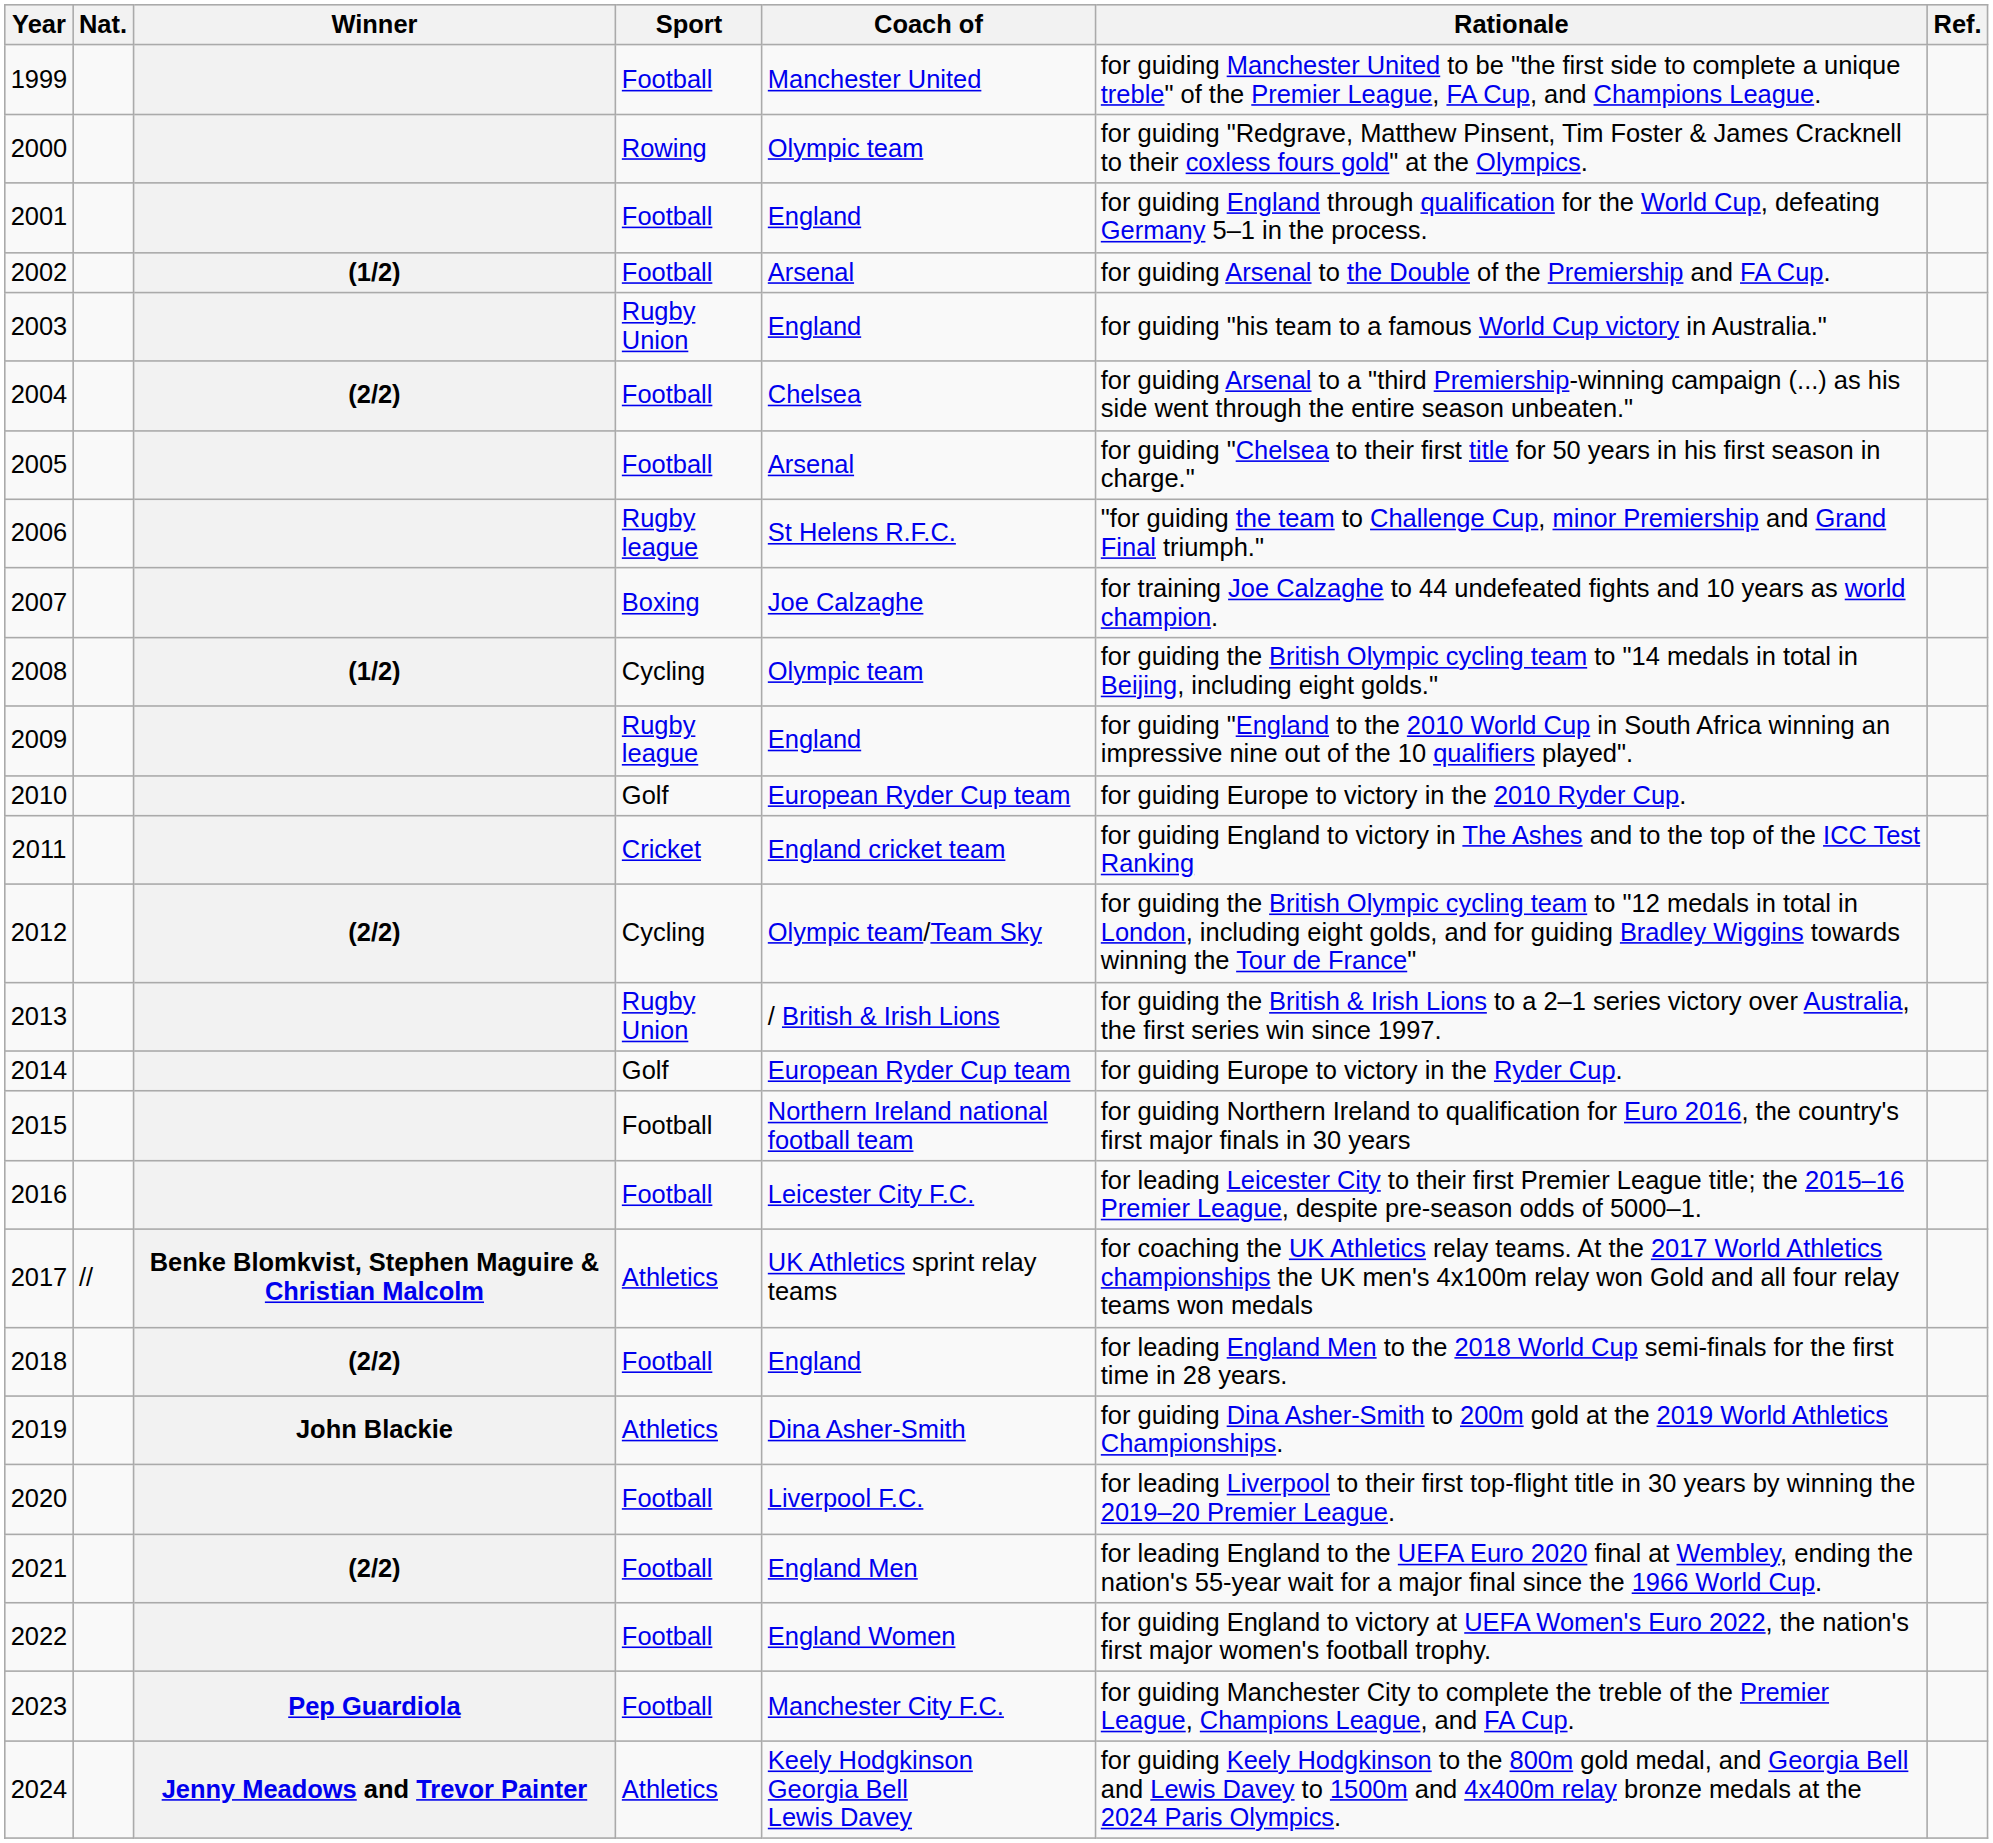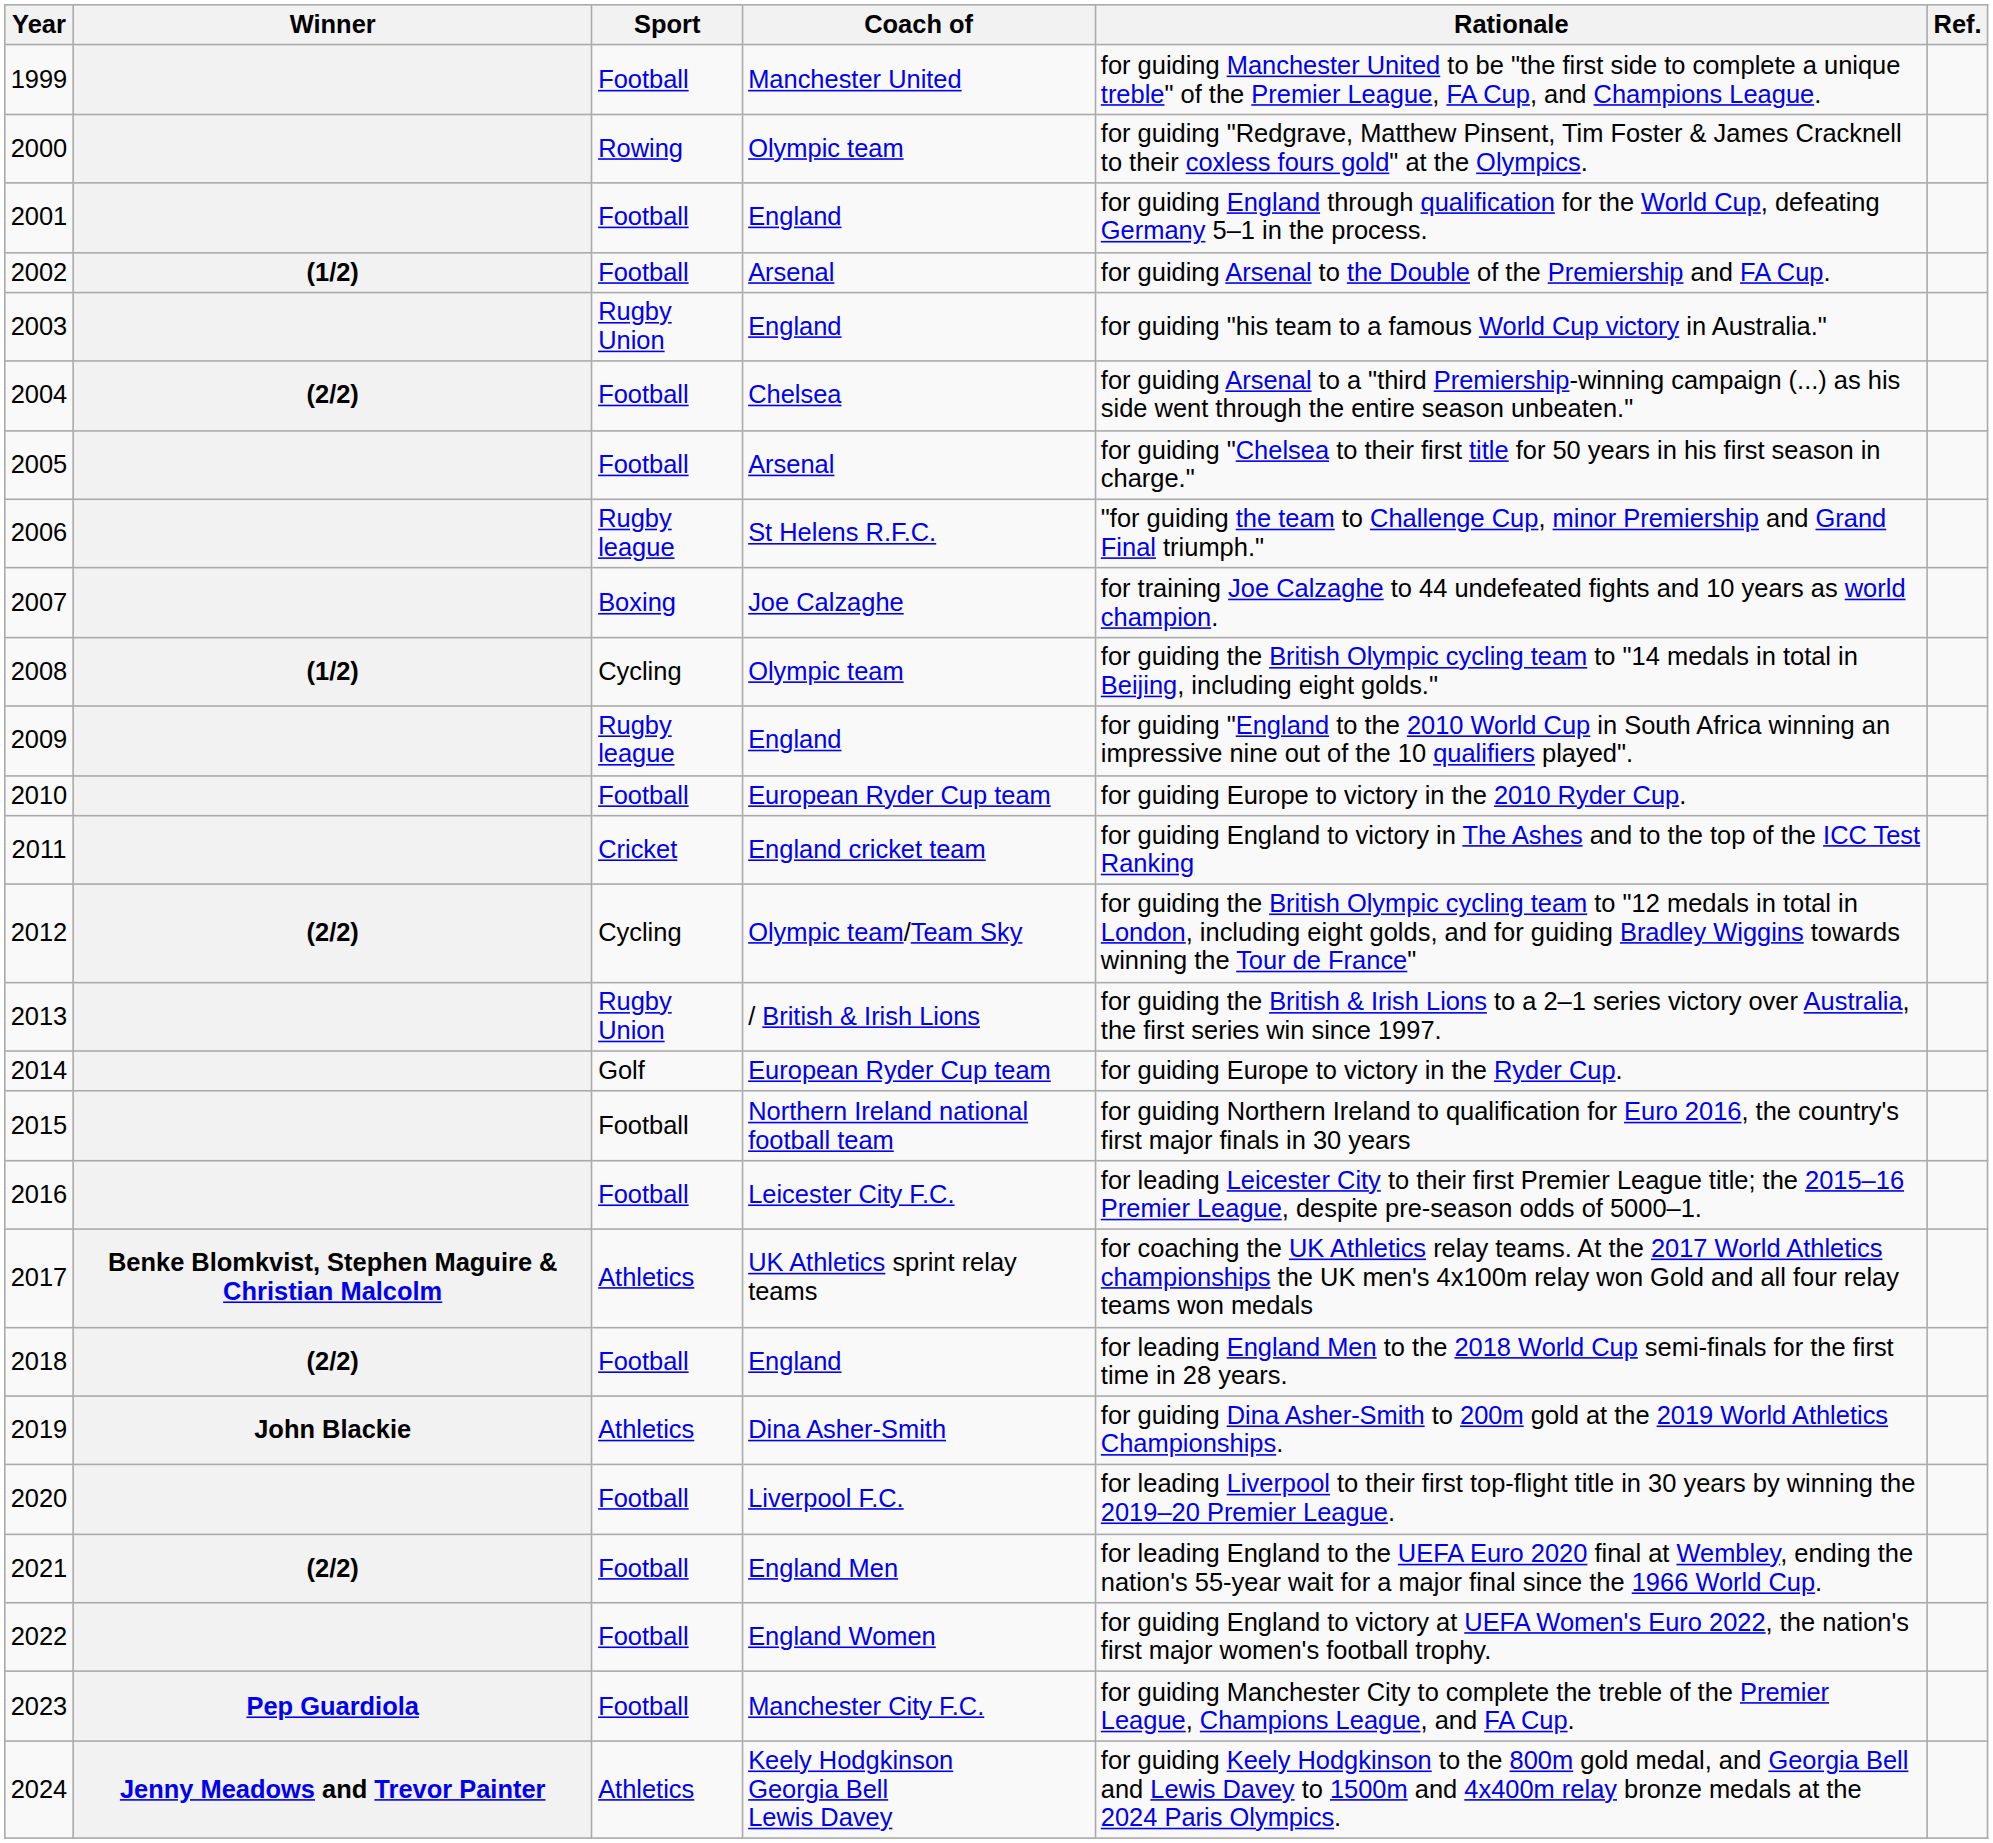- column: (103, 24)
(645, 795) Golf -> (643, 795) Football
